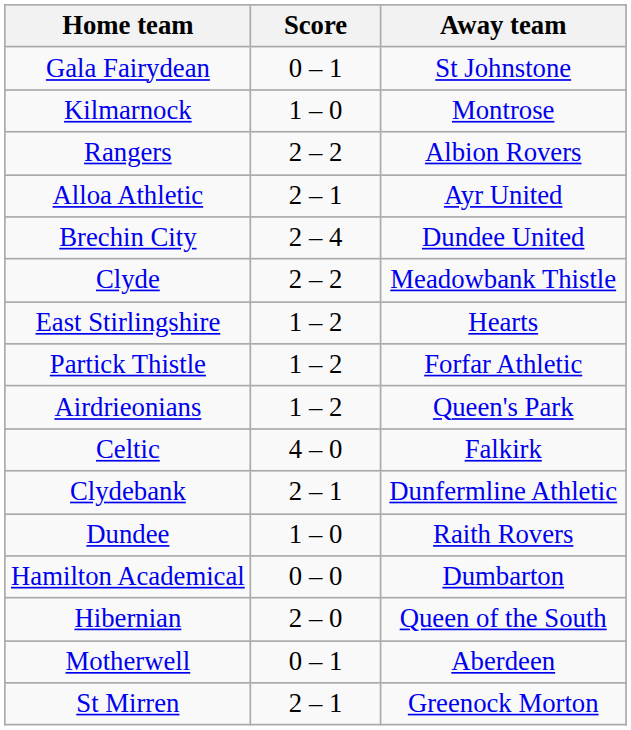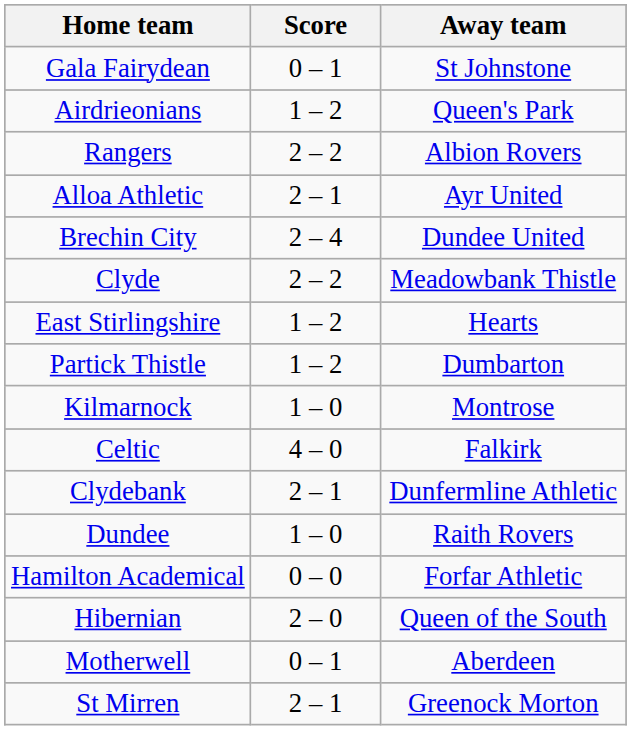rows swapped: (128, 110) <-> (128, 407)
(503, 364) Forfar Athletic -> (503, 364) Dumbarton
(503, 576) Dumbarton -> (503, 576) Forfar Athletic
